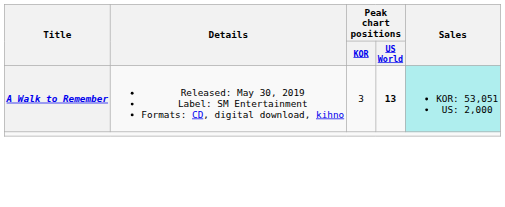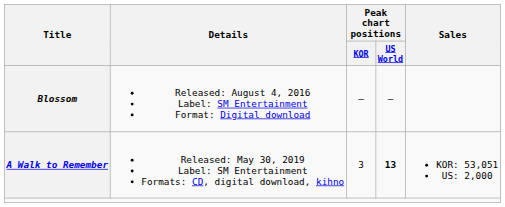+ row: (57, 99)
(453, 104) paleturquoise background -> (453, 170) no background
